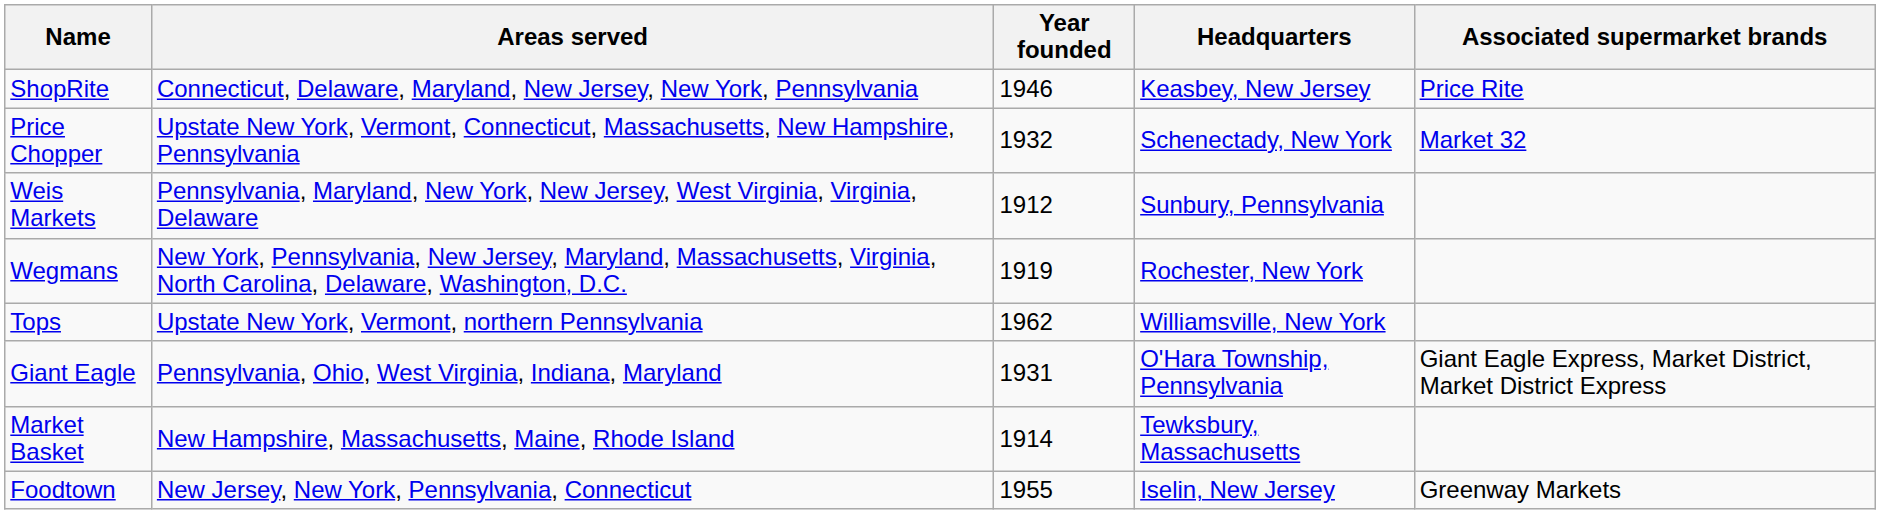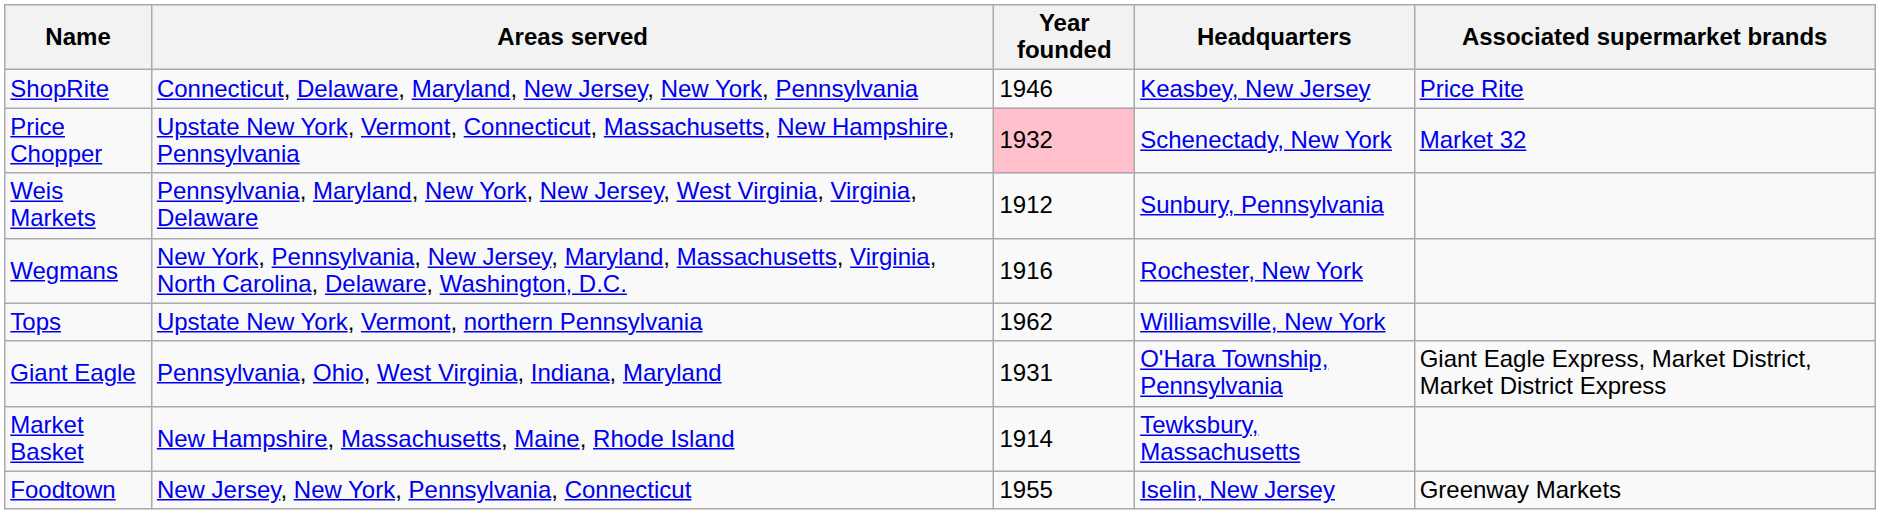(1026, 140) no background -> (1026, 140) pink background
(1026, 270) 1919 -> (1026, 270) 1916
